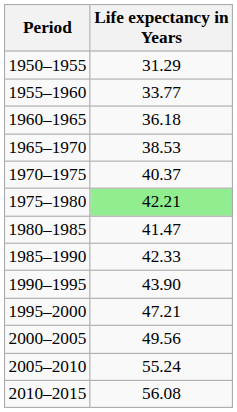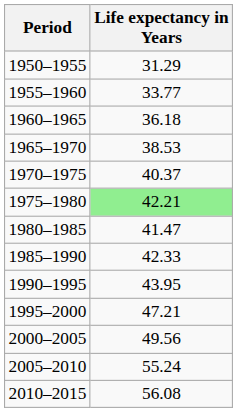(161, 284) 43.90 -> (161, 284) 43.95
